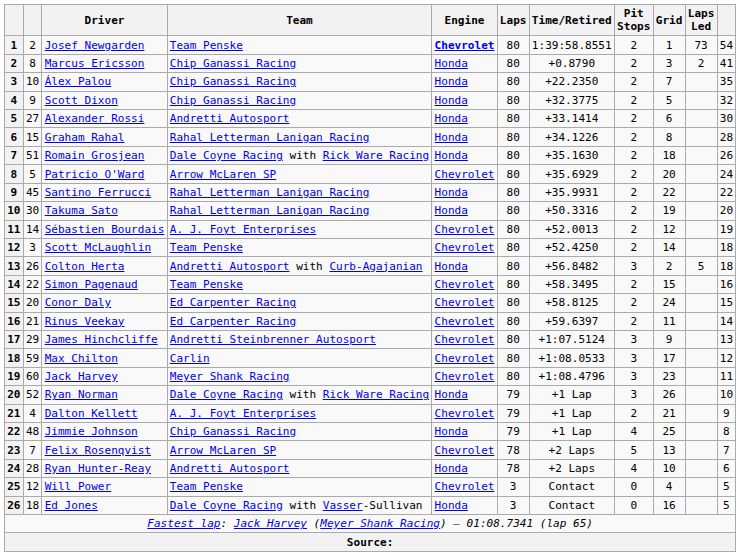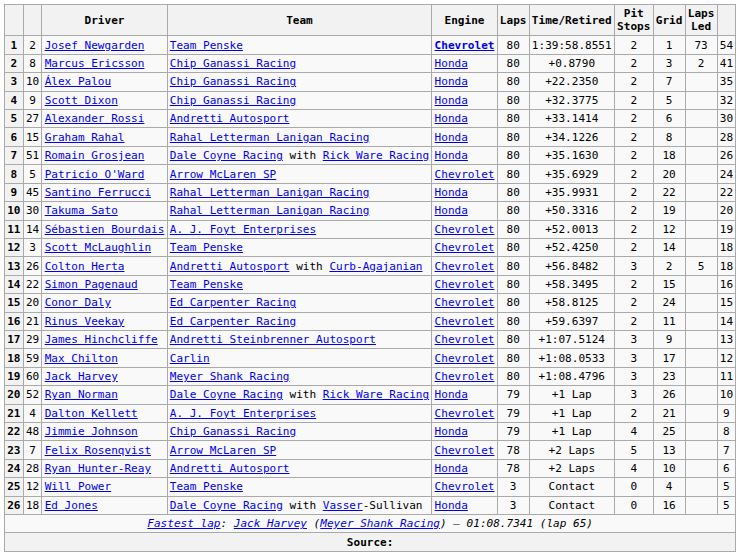(451, 266) Honda -> (465, 266) Chevrolet
